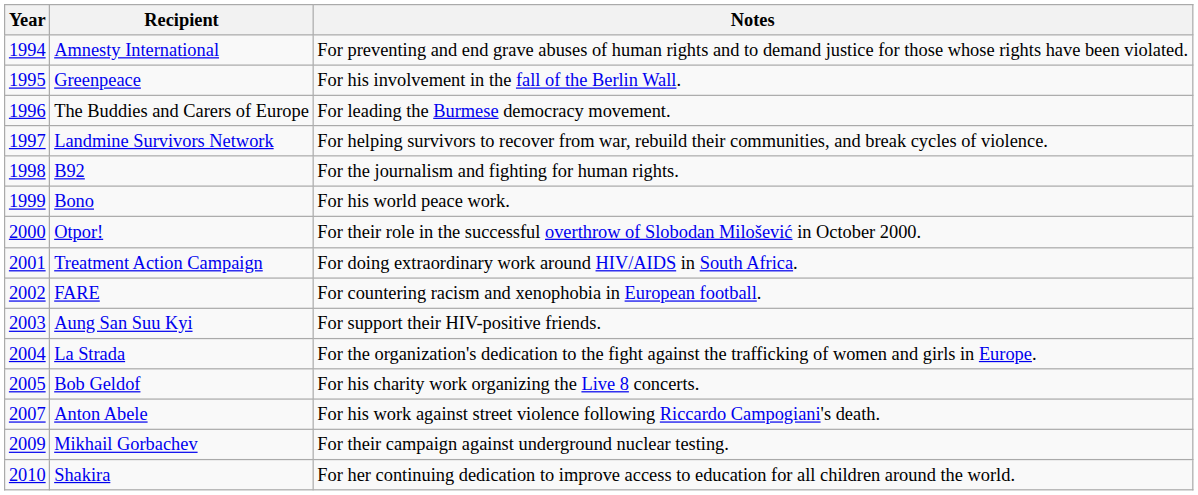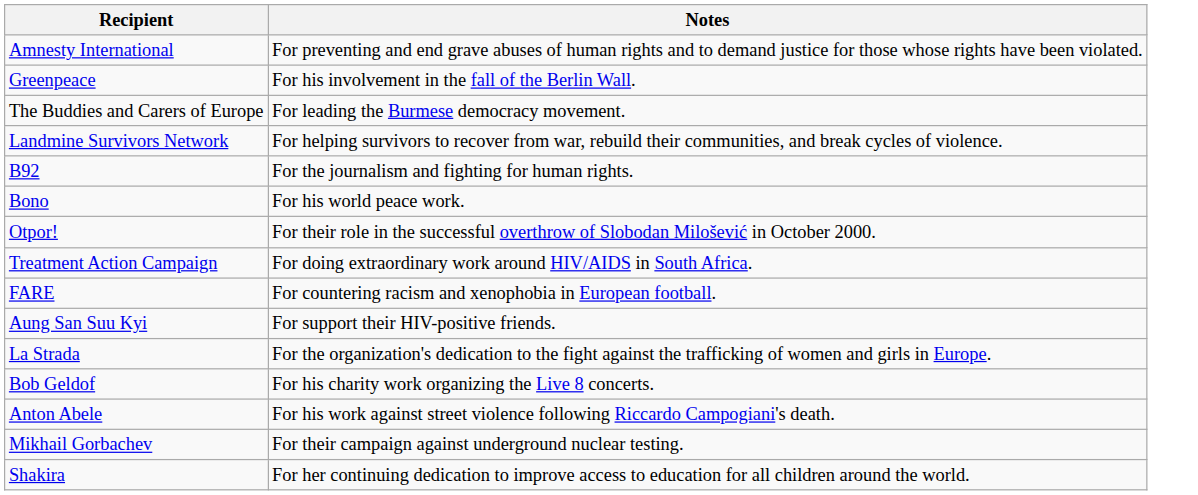- column: (27, 19)
